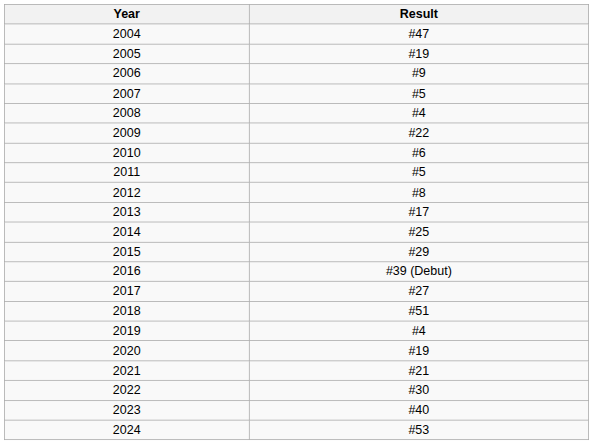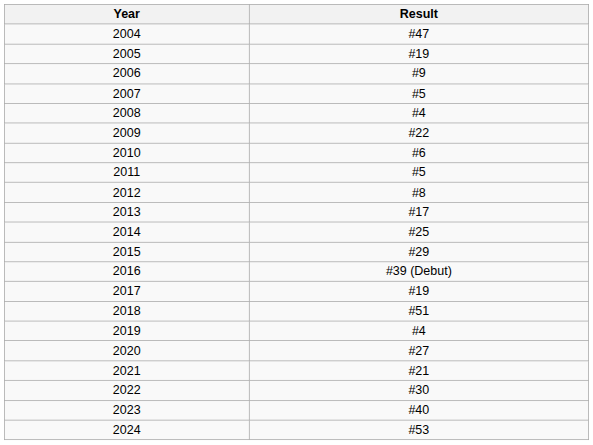(419, 291) #27 -> (419, 291) #19
(419, 350) #19 -> (419, 350) #27
